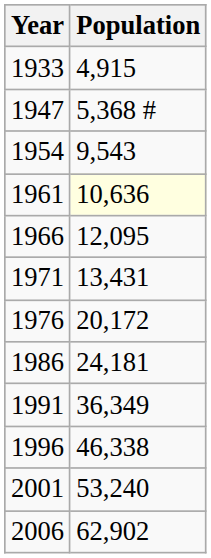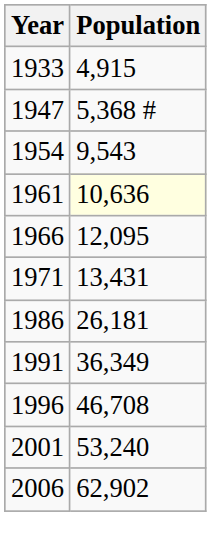- row: (38, 320)
(113, 362) 24,181 -> (113, 320) 26,181
(113, 446) 46,338 -> (113, 404) 46,708
